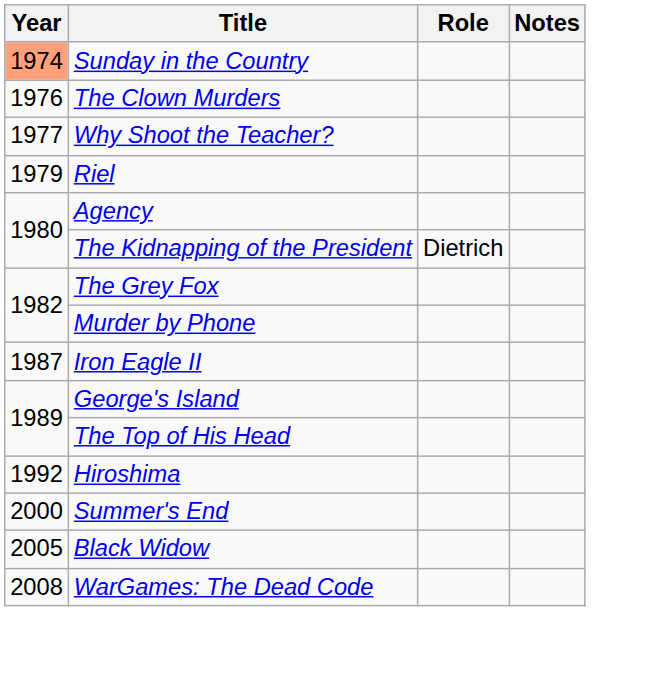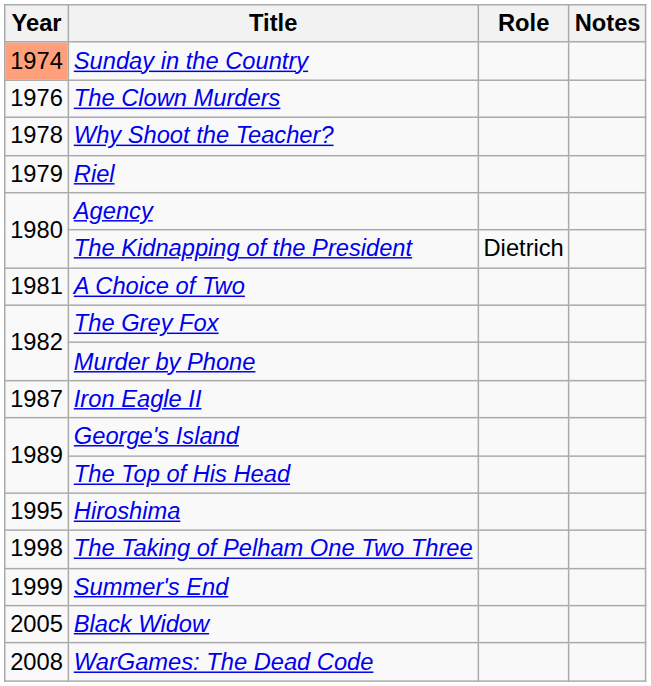(37, 135) 1977 -> (37, 135) 1978
+ row: (159, 286)
(37, 473) 1992 -> (37, 511) 1995
+ row: (273, 549)
(37, 511) 2000 -> (37, 586) 1999
